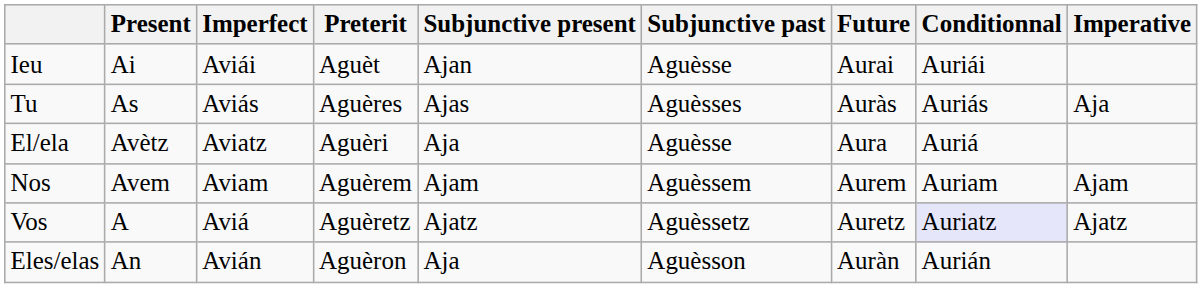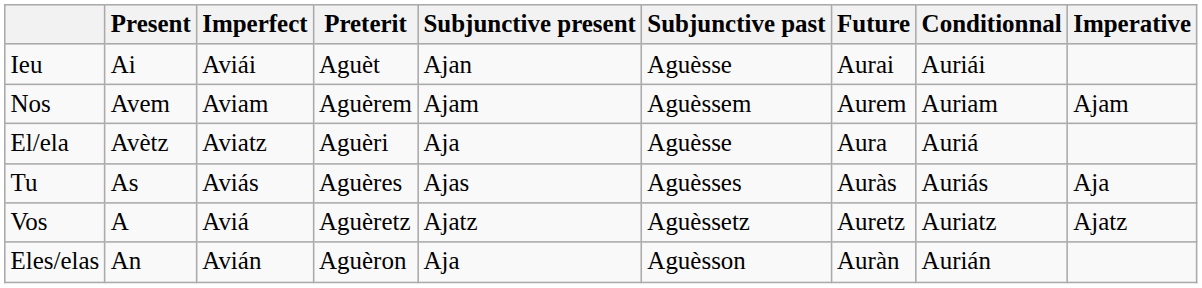rows swapped: (24, 103) <-> (31, 182)
(959, 222) lavender background -> (959, 222) no background
